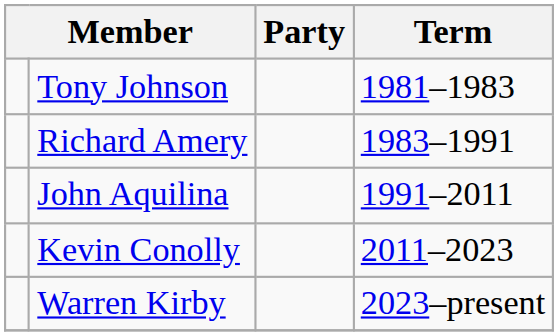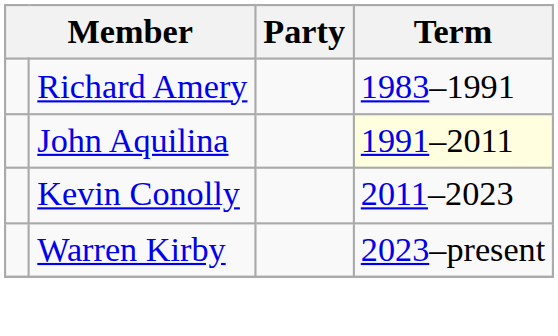- row: (133, 85)
(437, 194) no background -> (437, 140) lightyellow background
